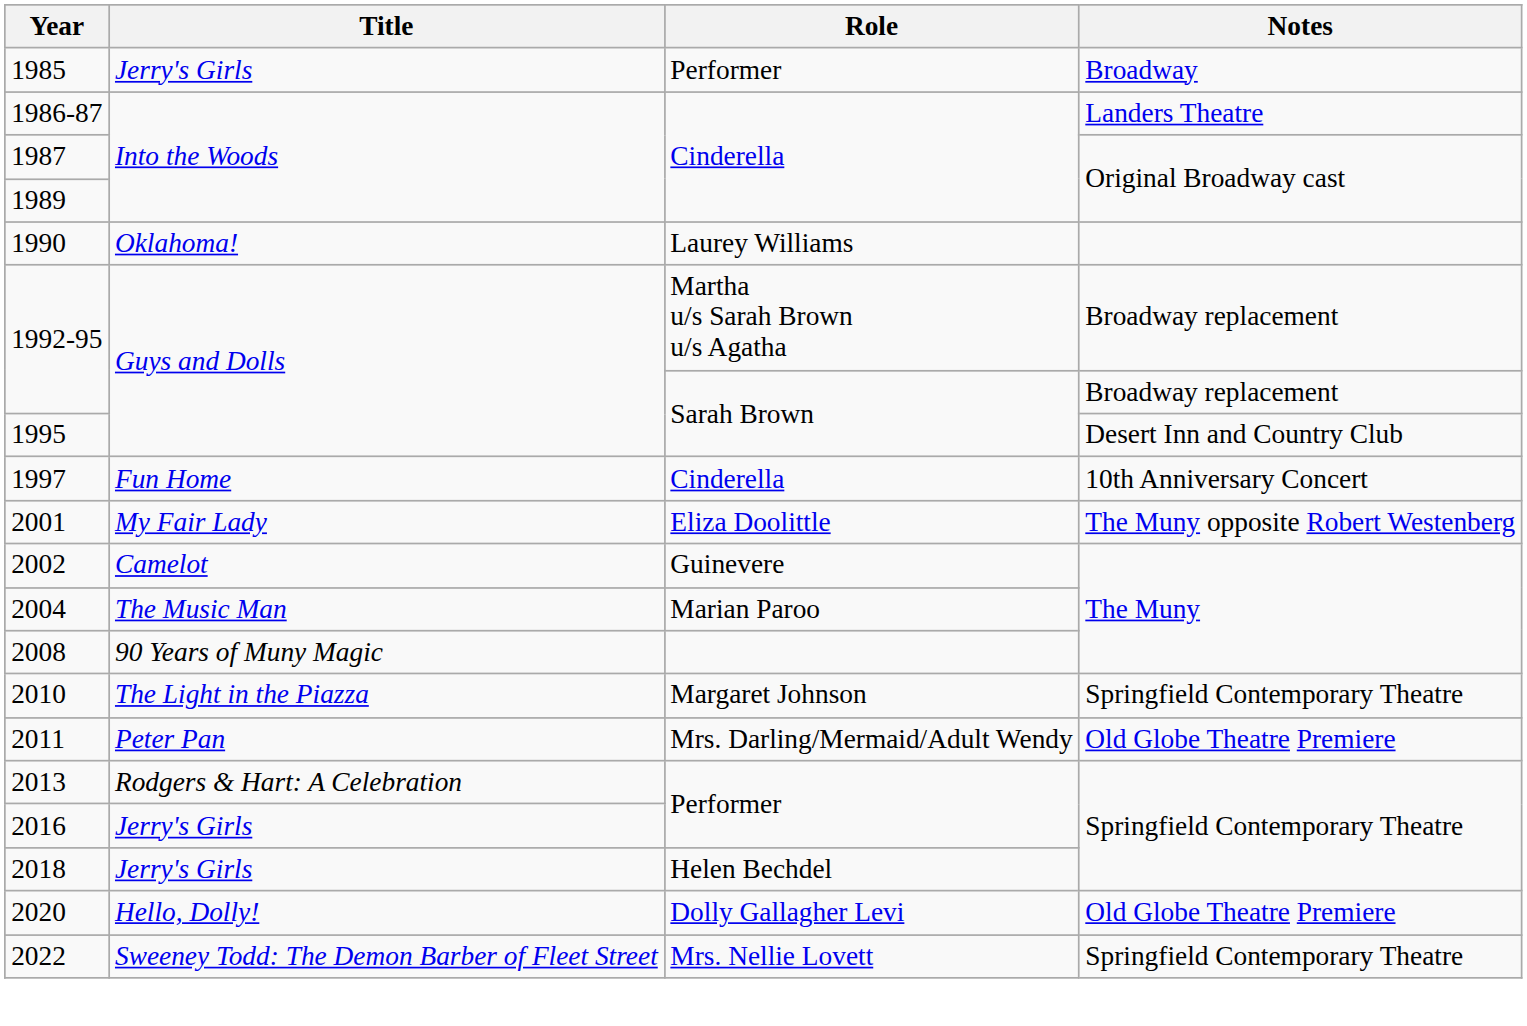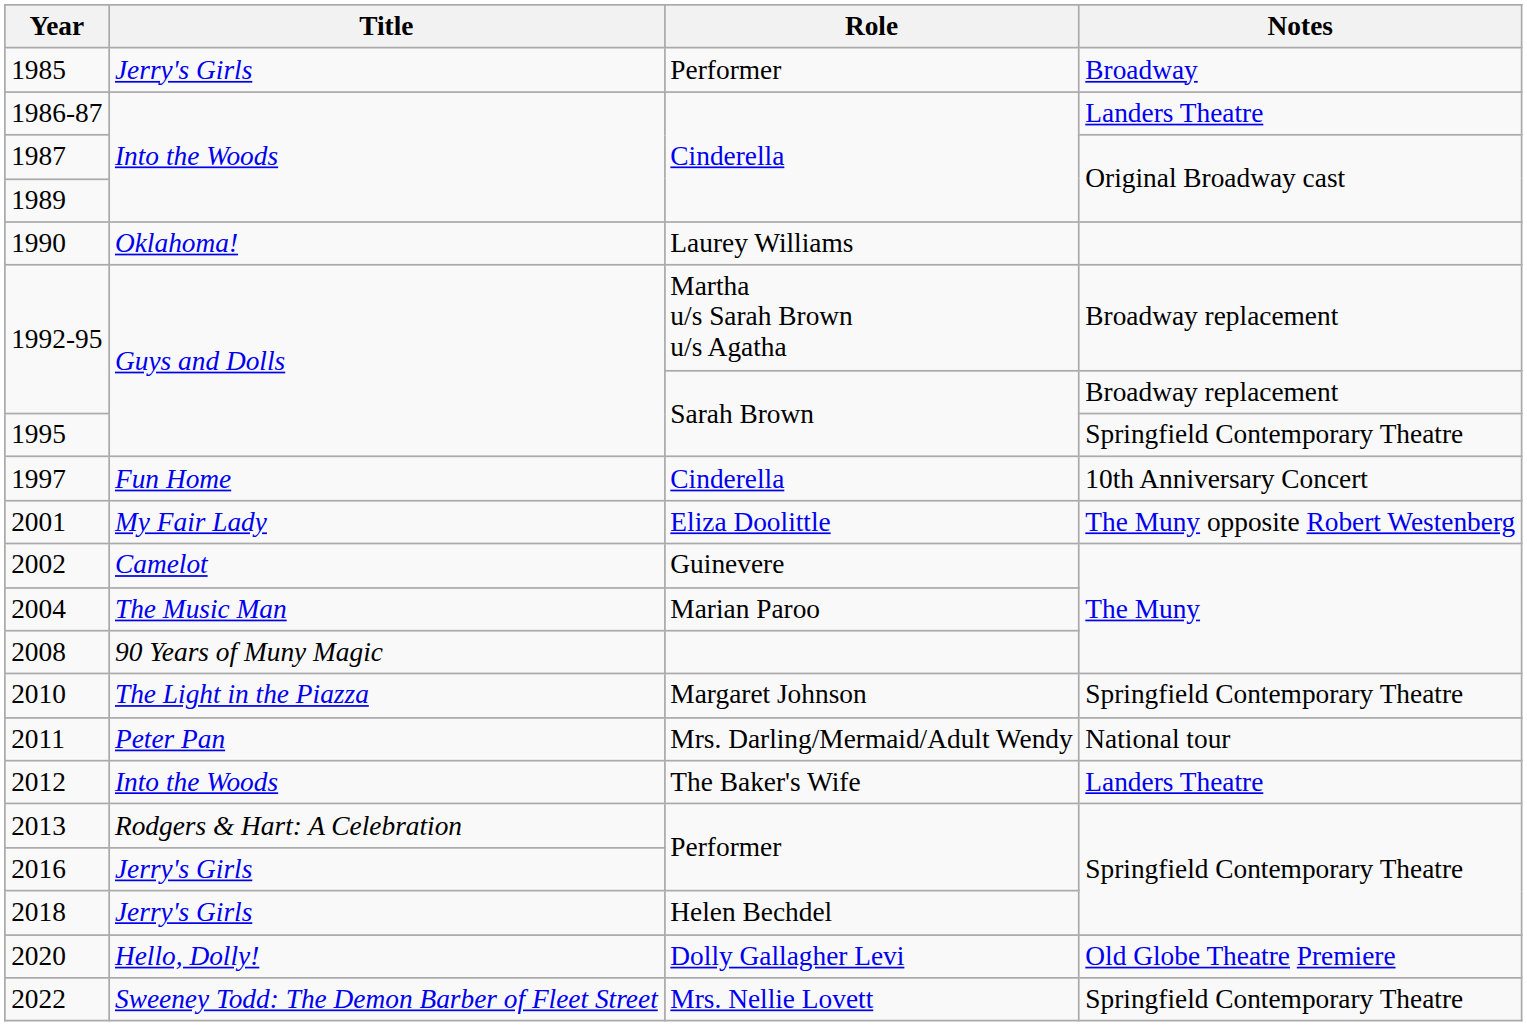(1244, 434) Desert Inn and Country Club -> (1274, 434) Springfield Contemporary Theatre
(1240, 738) Old Globe Theatre Premiere -> (1158, 738) National tour
+ row: (39, 782)
